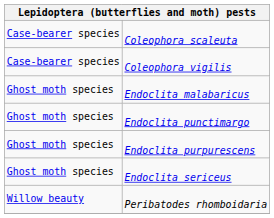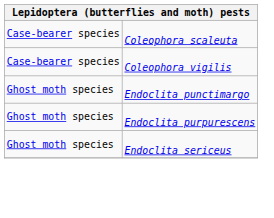- row: (187, 95)
- row: (196, 205)
